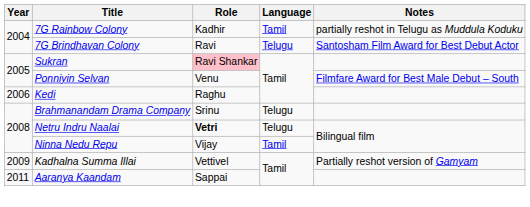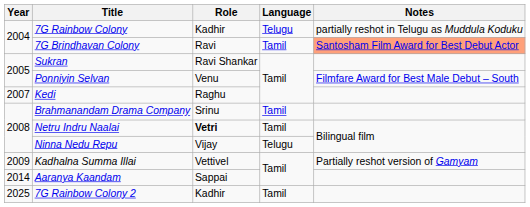(274, 29) Tamil -> (277, 29) Telugu
(277, 45) Telugu -> (274, 45) Tamil
(417, 45) no background -> (417, 45) lightsalmon background
(226, 62) pink background -> (226, 62) no background
(18, 95) 2006 -> (18, 95) 2007
(277, 111) Telugu -> (274, 111) Tamil
(277, 128) Telugu -> (274, 128) Tamil
(274, 144) Tamil -> (277, 144) Telugu
(18, 177) 2011 -> (18, 177) 2014
+ row: (85, 194)
